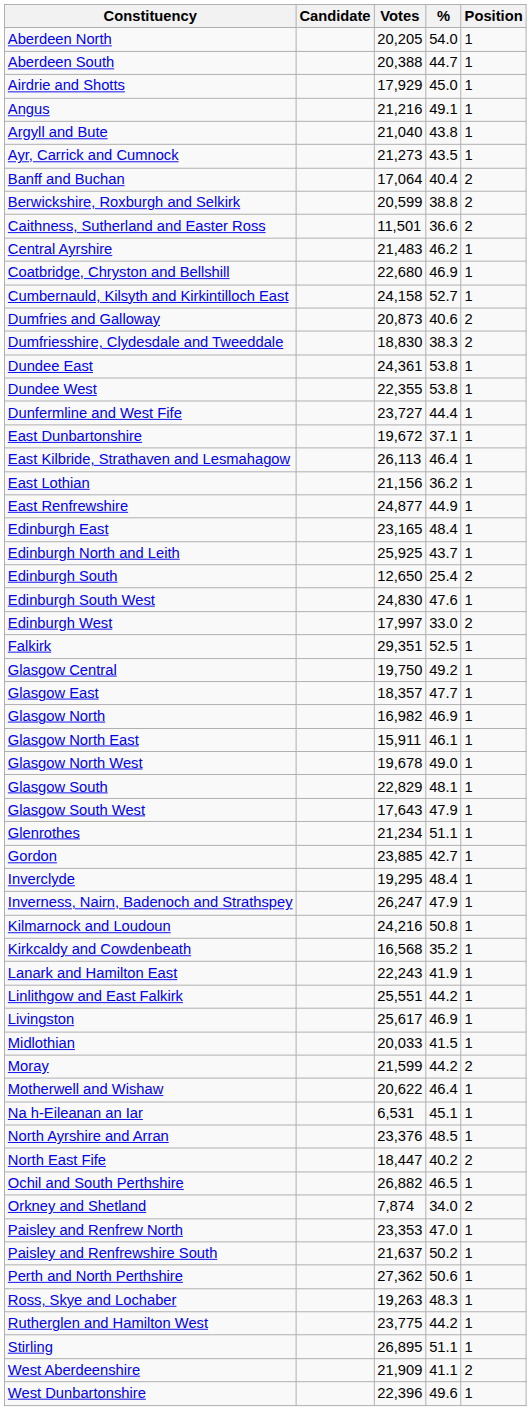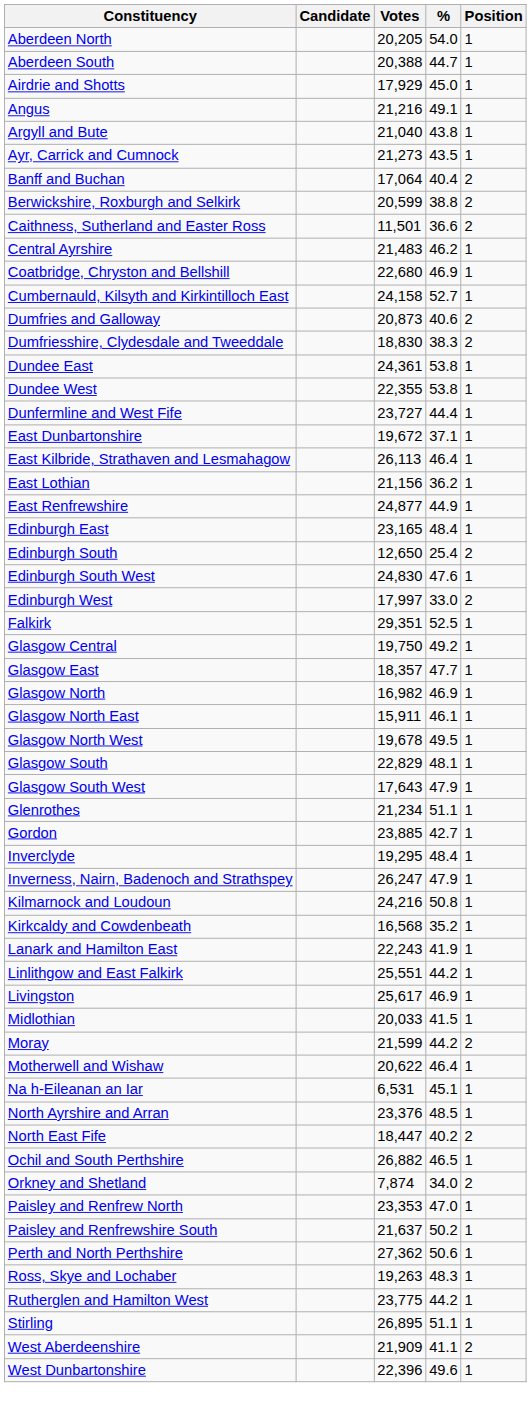- row: (94, 553)
(443, 763) 49.0 -> (443, 739) 49.5
